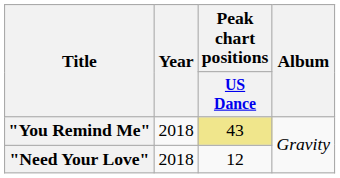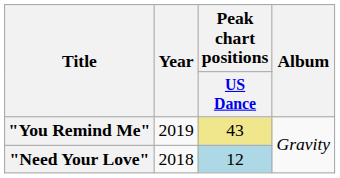(176, 130) 2018 -> (176, 130) 2019
(235, 158) no background -> (235, 158) lightblue background
